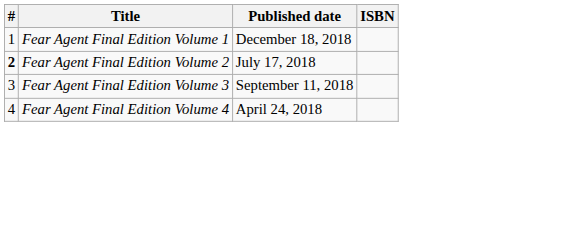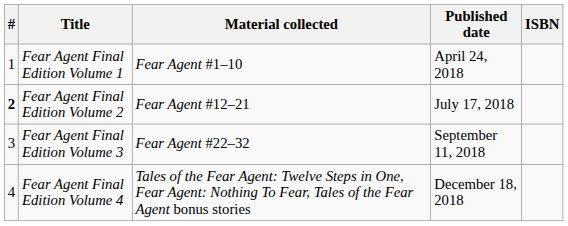+ column: (281, 24)
(294, 39) December 18, 2018 -> (461, 64) April 24, 2018
(279, 109) April 24, 2018 -> (476, 192) December 18, 2018
